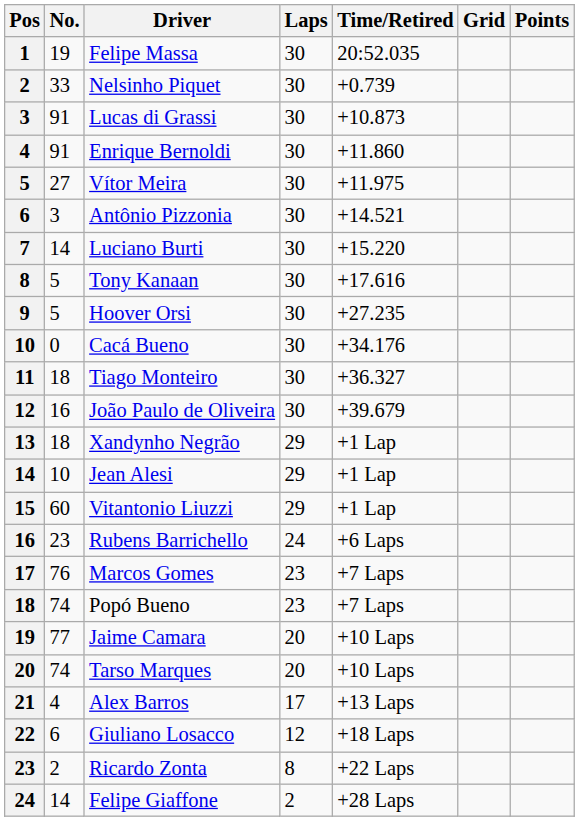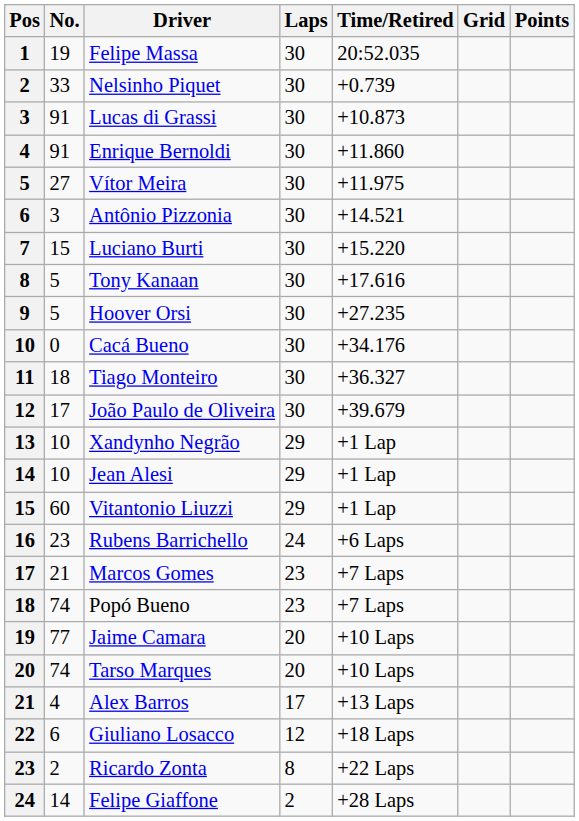(60, 248) 14 -> (60, 248) 15
(60, 410) 16 -> (60, 410) 17
(60, 442) 18 -> (60, 442) 10
(60, 572) 76 -> (60, 572) 21
